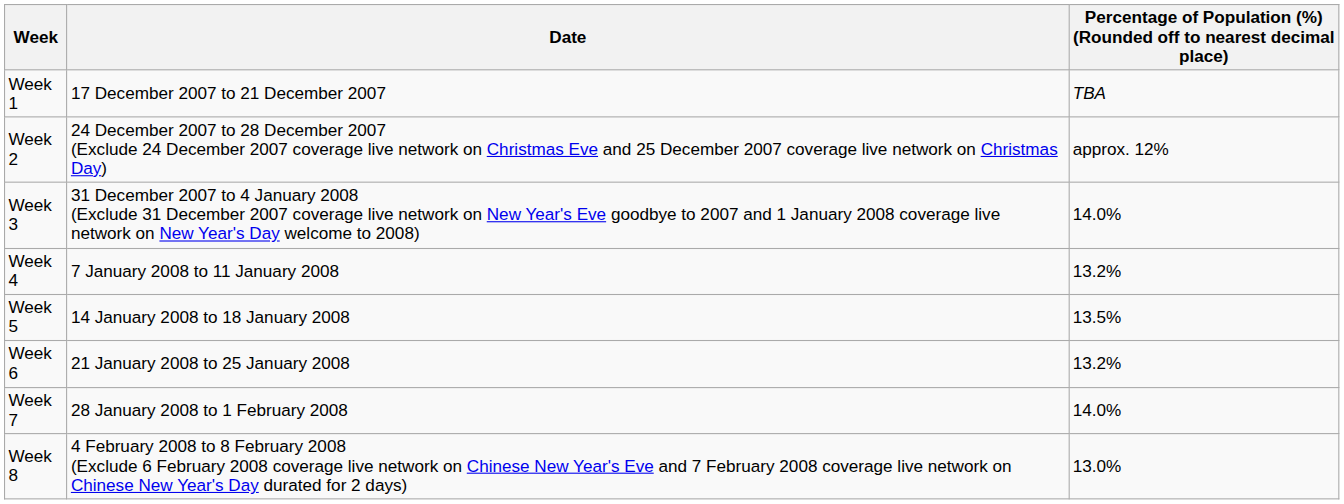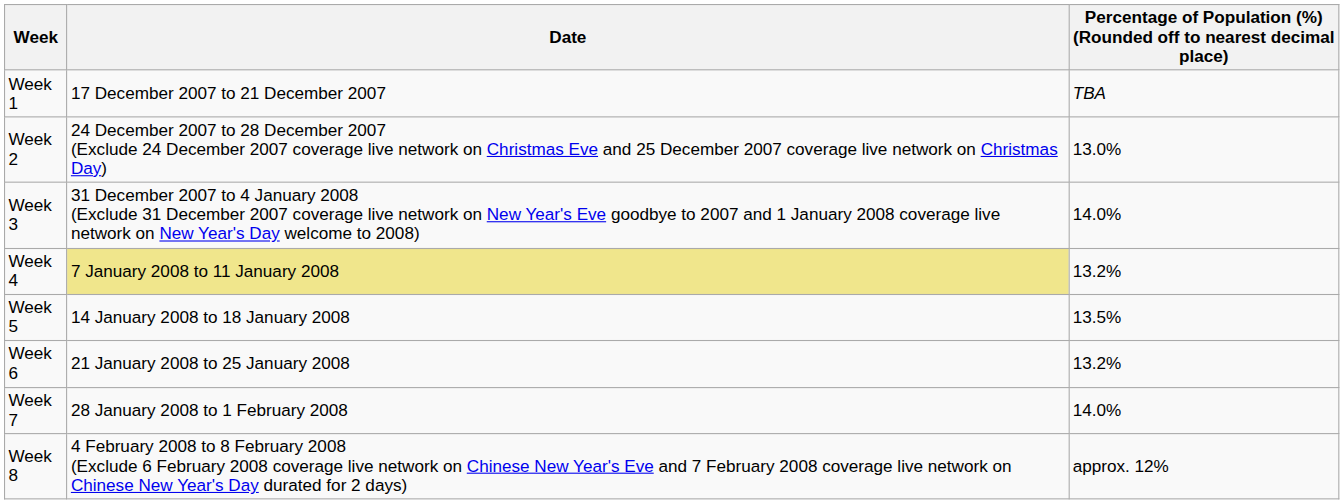(1121, 149) approx. 12% -> (1097, 149) 13.0%
(205, 271) no background -> (205, 271) khaki background
(1097, 466) 13.0% -> (1121, 466) approx. 12%
